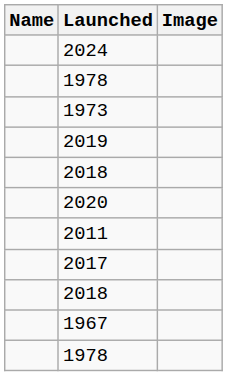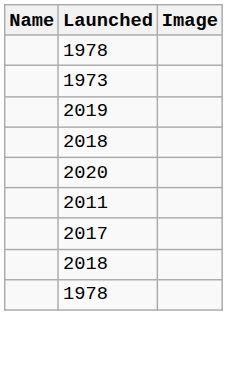- row: (32, 50)
- row: (32, 325)
